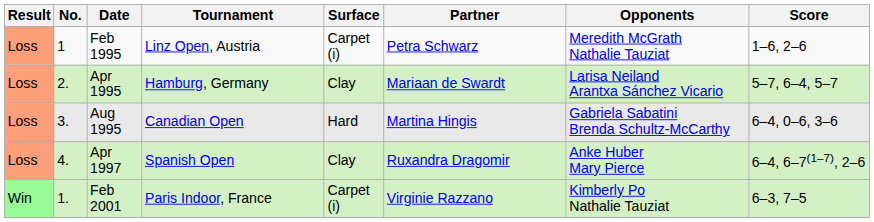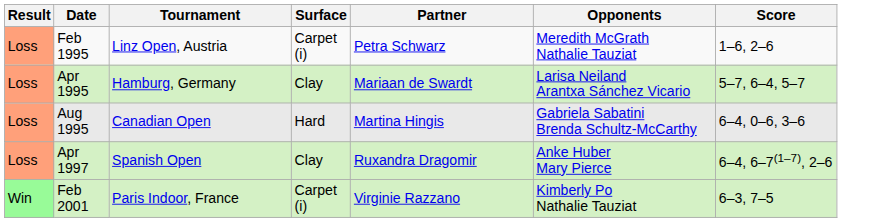- column: (70, 15)
